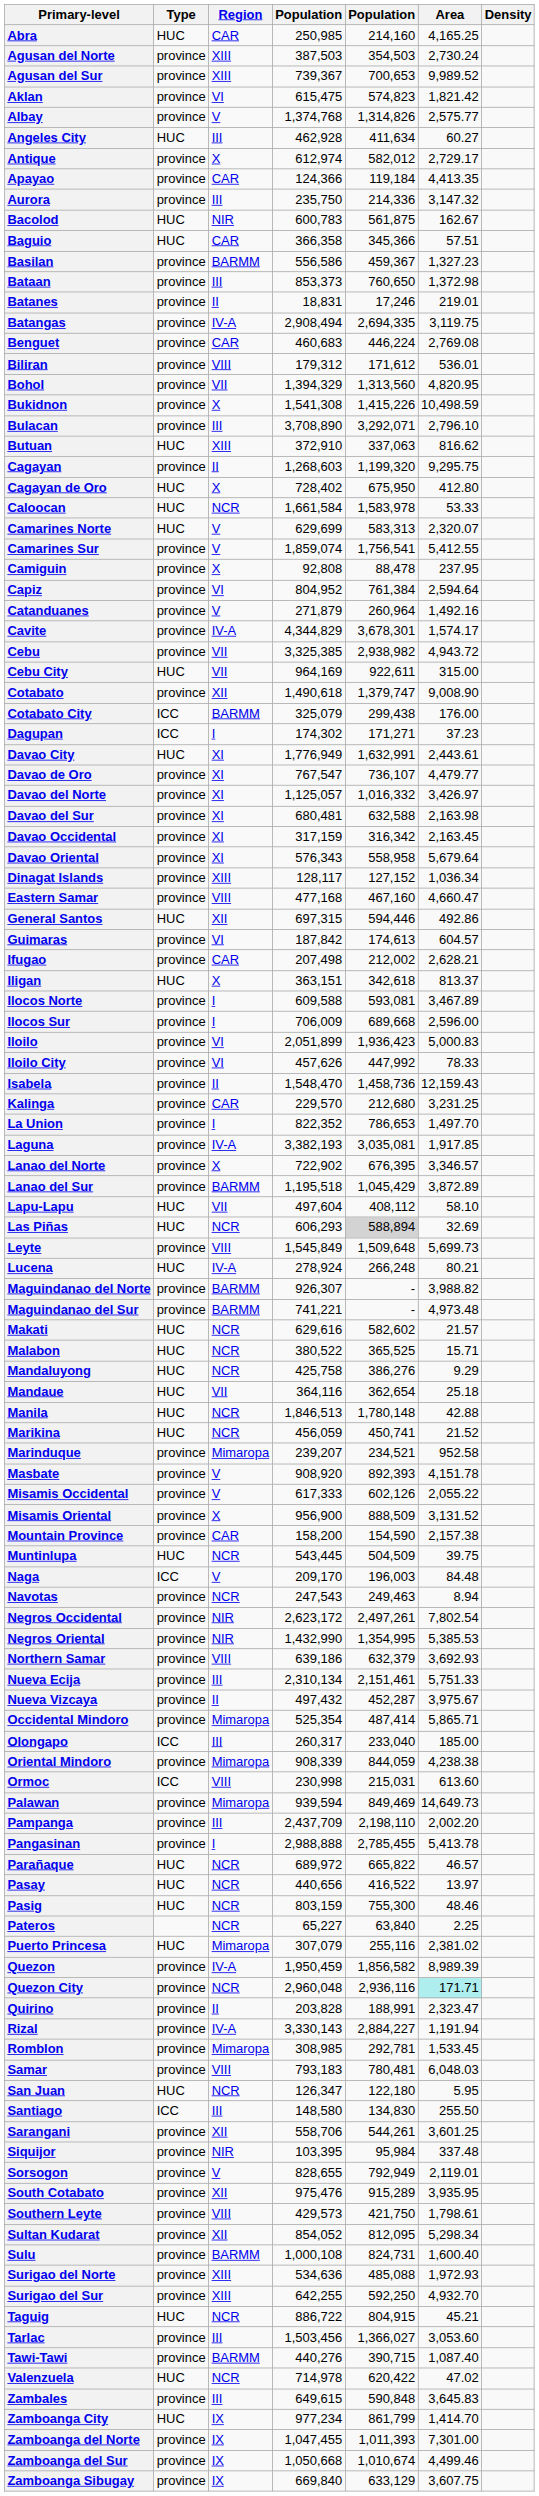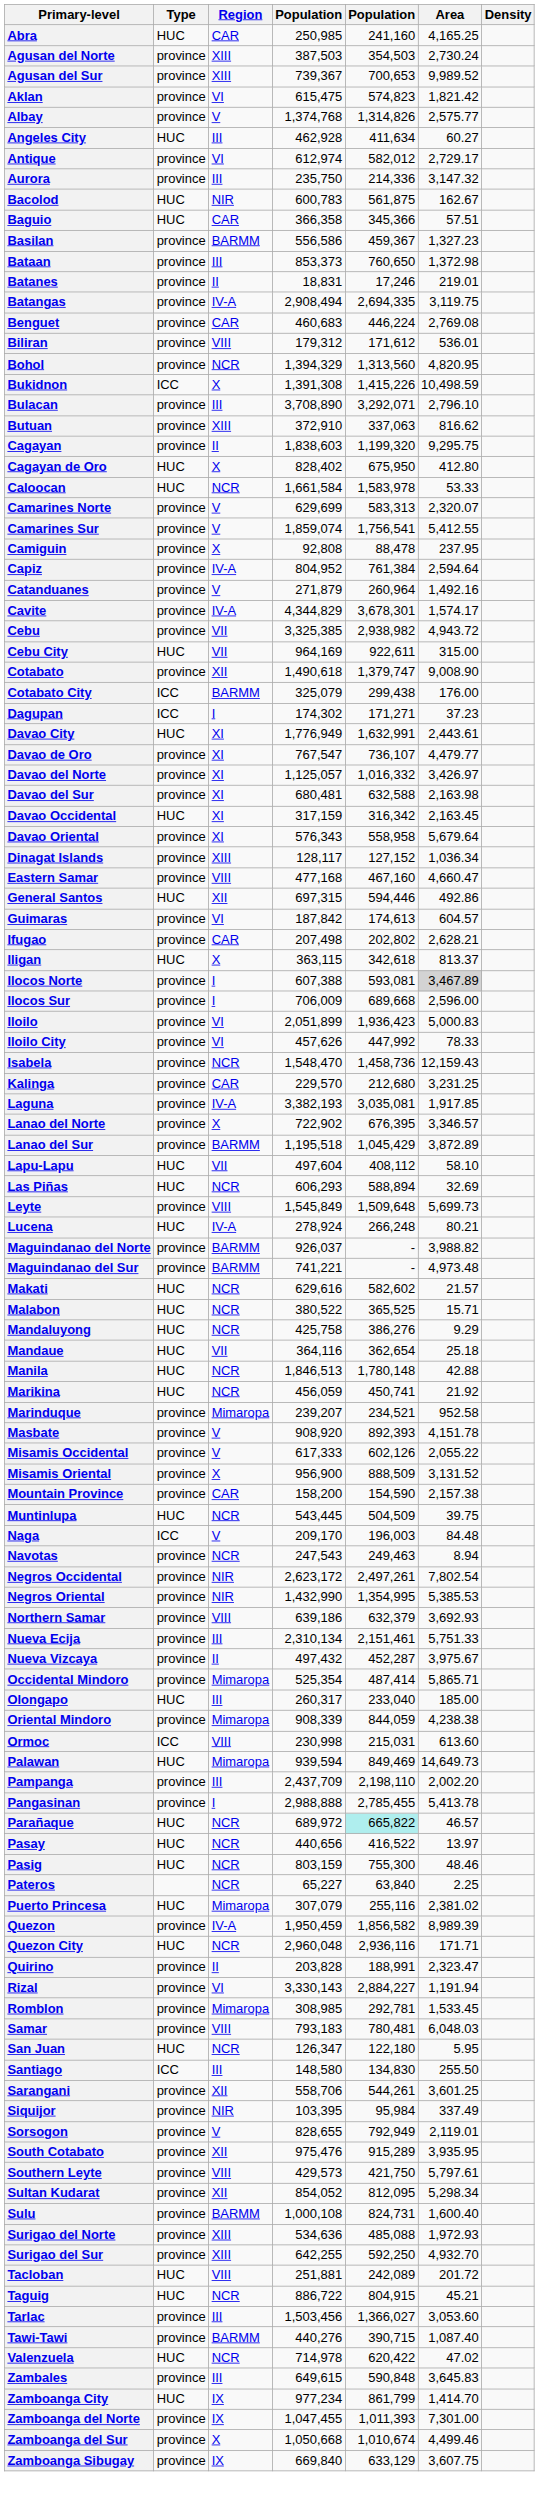(392, 35) 214,160 -> (392, 35) 241,160
(216, 158) X -> (218, 158) VI
- row: (31, 179)
(220, 384) VII -> (226, 364) NCR
(181, 405) province -> (168, 384) ICC
(313, 405) 1,541,308 -> (313, 384) 1,391,308
(171, 446) HUC -> (181, 425) province
(313, 466) 1,268,603 -> (313, 446) 1,838,603
(319, 487) 728,402 -> (319, 466) 828,402
(171, 528) HUC -> (181, 508) province
(218, 590) VI -> (224, 569) IV-A
(181, 836) province -> (171, 816) HUC
(392, 960) 212,002 -> (392, 939) 202,802
(319, 980) 363,151 -> (319, 960) 363,115
(319, 1001) 609,588 -> (319, 980) 607,388
(454, 1001) no background -> (454, 980) lightgrey background
(215, 1083) II -> (226, 1063) NCR
- row: (35, 1124)
(392, 1227) lightgrey background -> (392, 1186) no background
(319, 1289) 926,307 -> (319, 1248) 926,037
(463, 1432) 21.52 -> (463, 1391) 21.92
(168, 1741) ICC -> (171, 1700) HUC
(181, 1802) province -> (171, 1761) HUC
(392, 1864) no background -> (392, 1823) paleturquoise background
(181, 1987) province -> (171, 1946) HUC
(459, 1987) paleturquoise background -> (459, 1946) no background
(224, 2029) IV-A -> (218, 1987) VI
(459, 2152) 337.48 -> (459, 2111) 337.49
(454, 2214) 1,798.61 -> (454, 2172) 5,797.61
+ row: (35, 2275)
(218, 2460) IX -> (216, 2440) X
